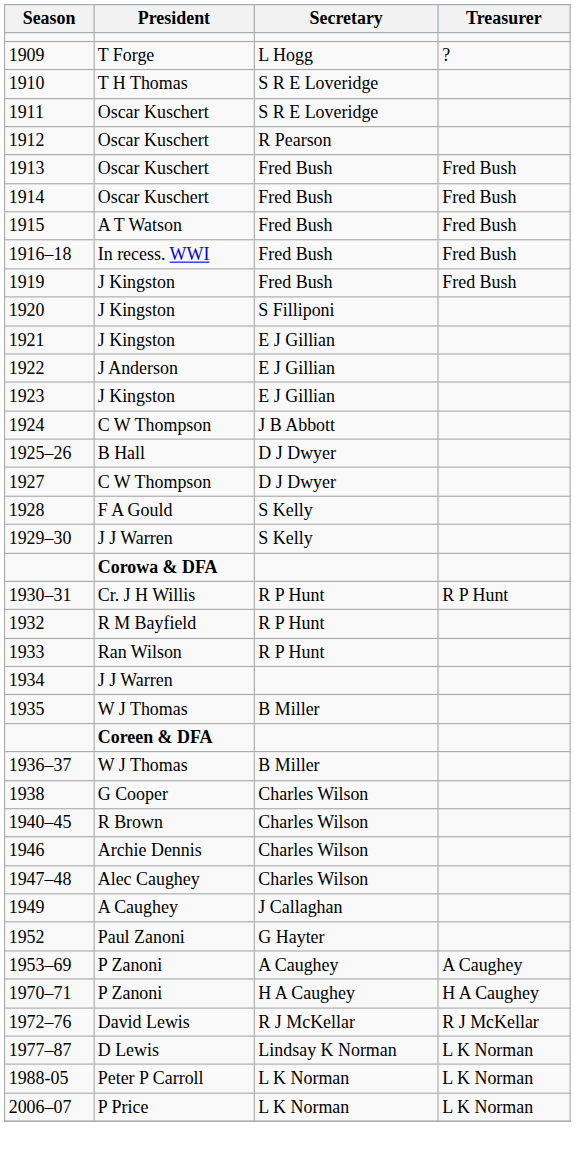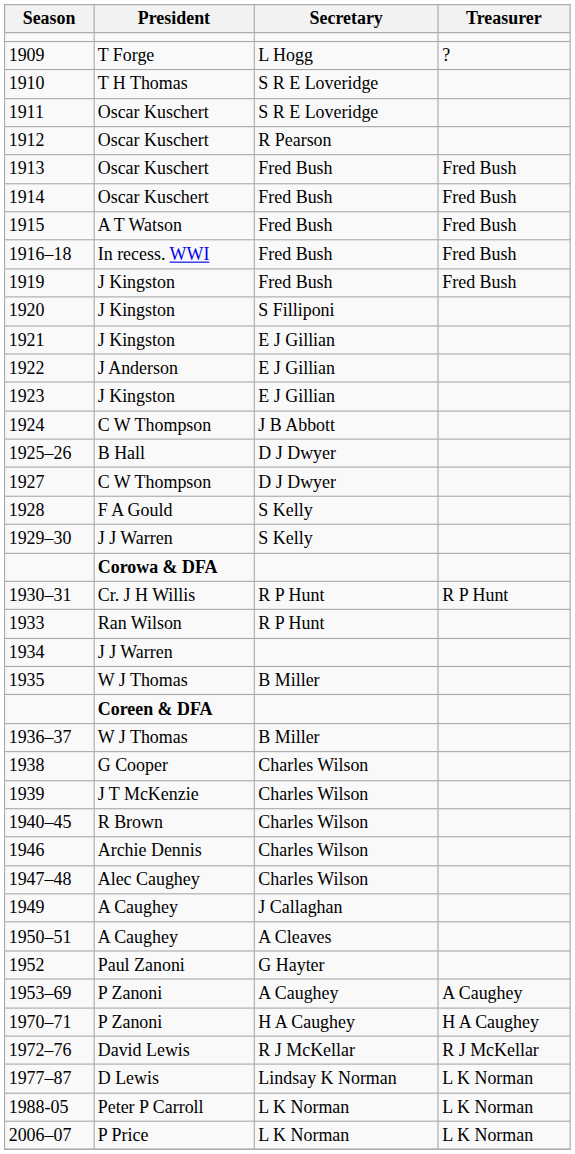- row: (27, 623)
+ row: (27, 794)
+ row: (40, 936)
